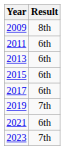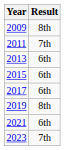(45, 43) 6th -> (45, 43) 7th
(45, 106) 7th -> (45, 106) 8th
